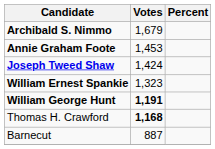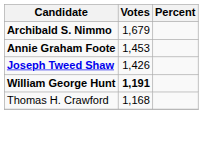(149, 65) 1,424 -> (136, 65) 1,426
- row: (68, 83)
(149, 118) bold -> (136, 100) normal
- row: (29, 135)
